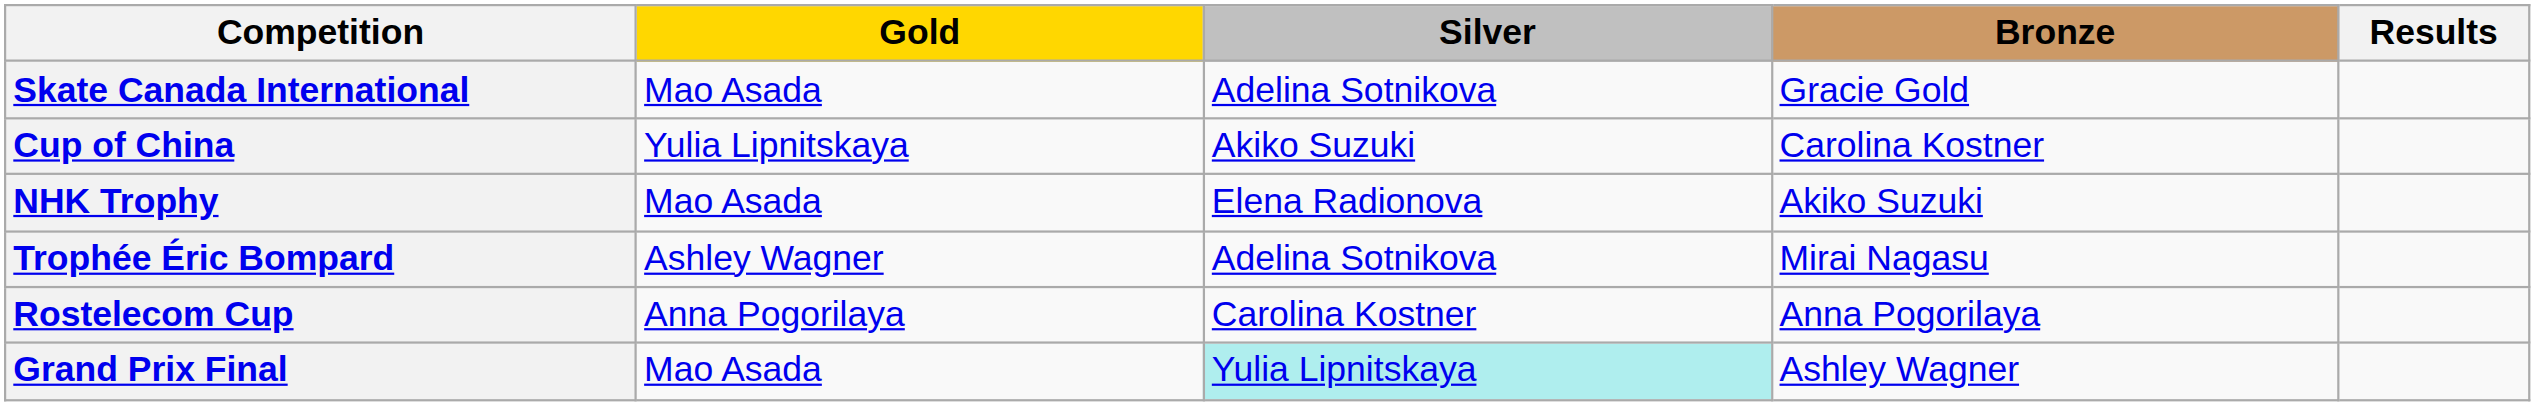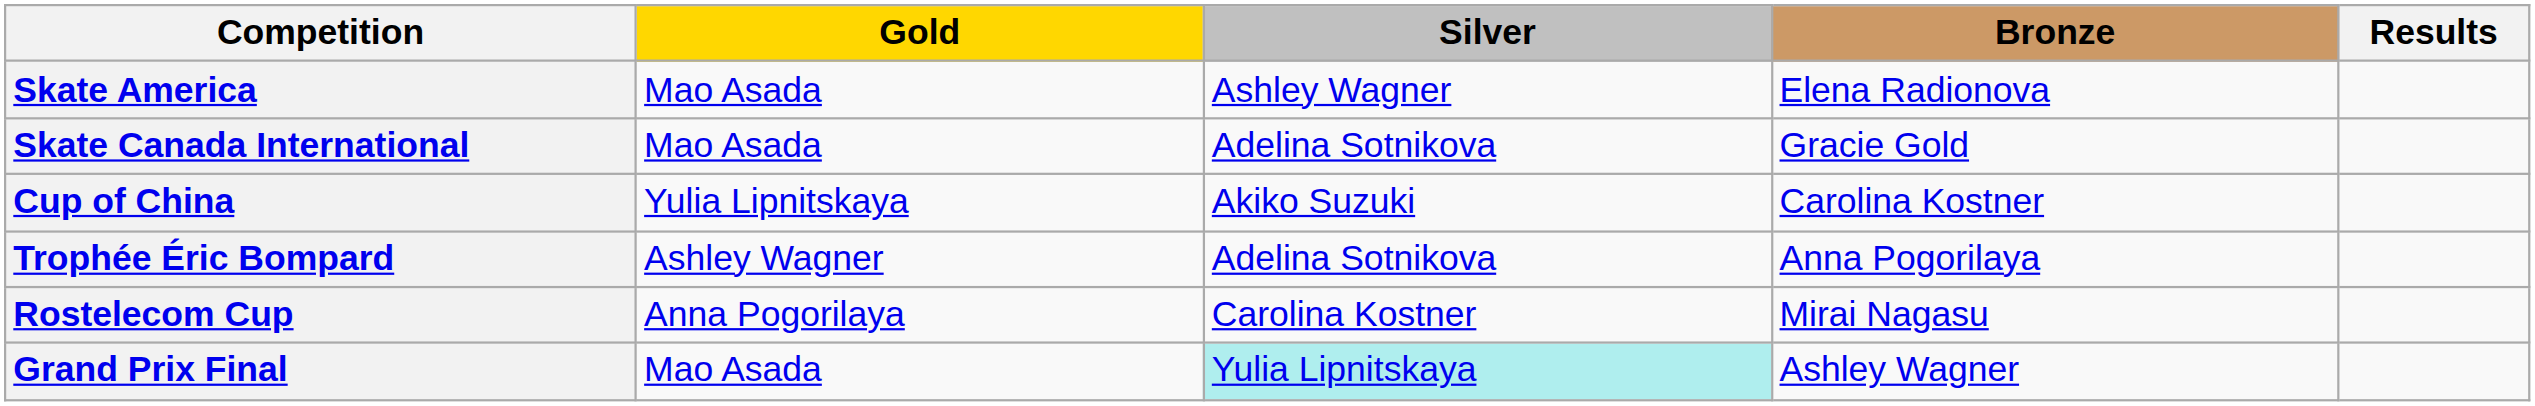+ row: (135, 88)
- row: (116, 201)
(1884, 257) Mirai Nagasu -> (1910, 257) Anna Pogorilaya
(1910, 314) Anna Pogorilaya -> (1884, 314) Mirai Nagasu
